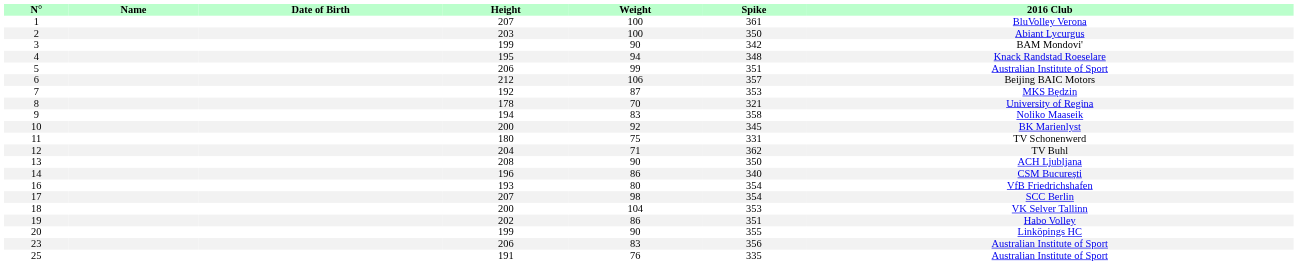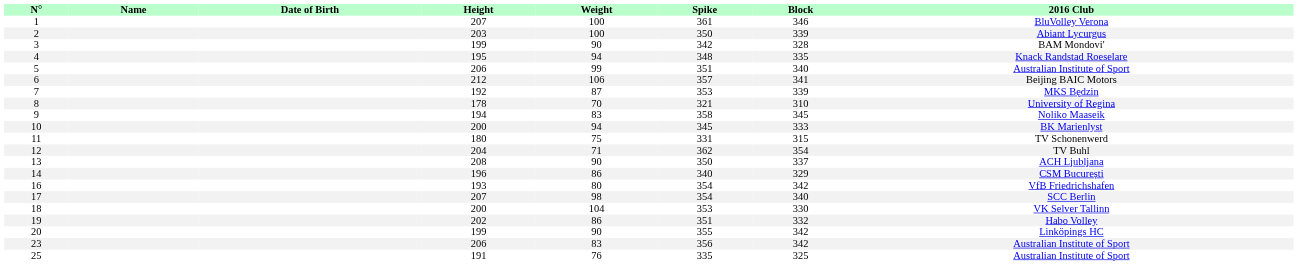+ column: (801, 10)
(635, 127) 92 -> (597, 127) 94
